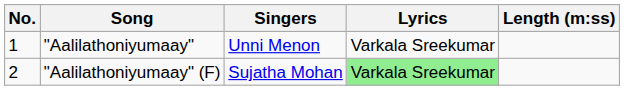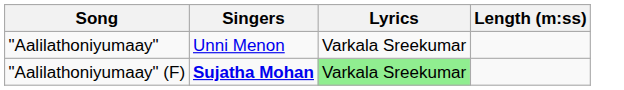- column: (22, 18)
(286, 72) normal -> (253, 72) bold
